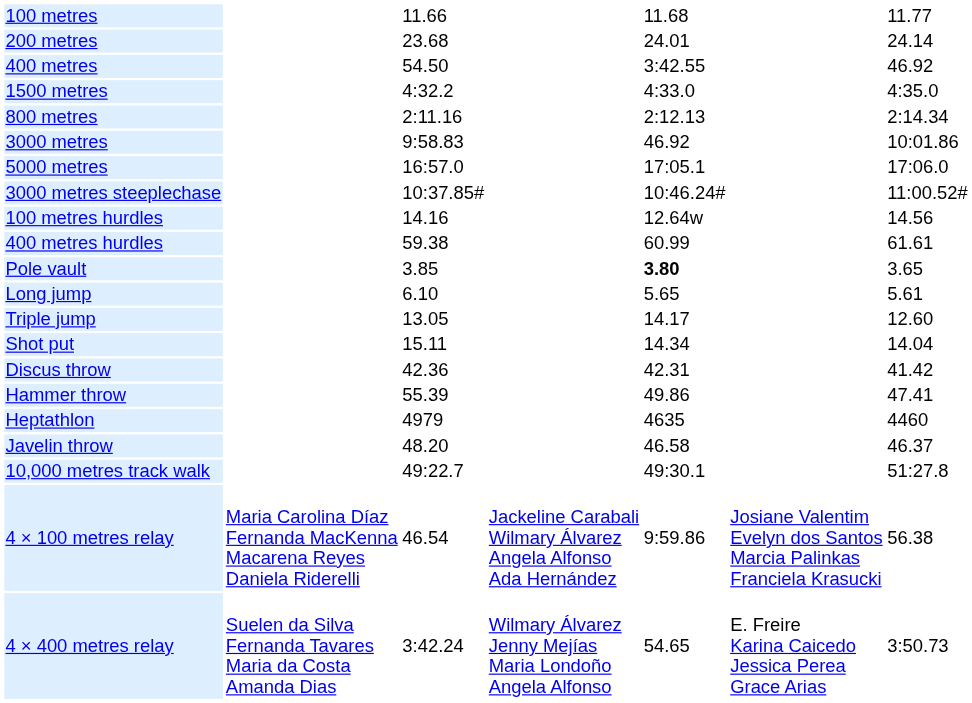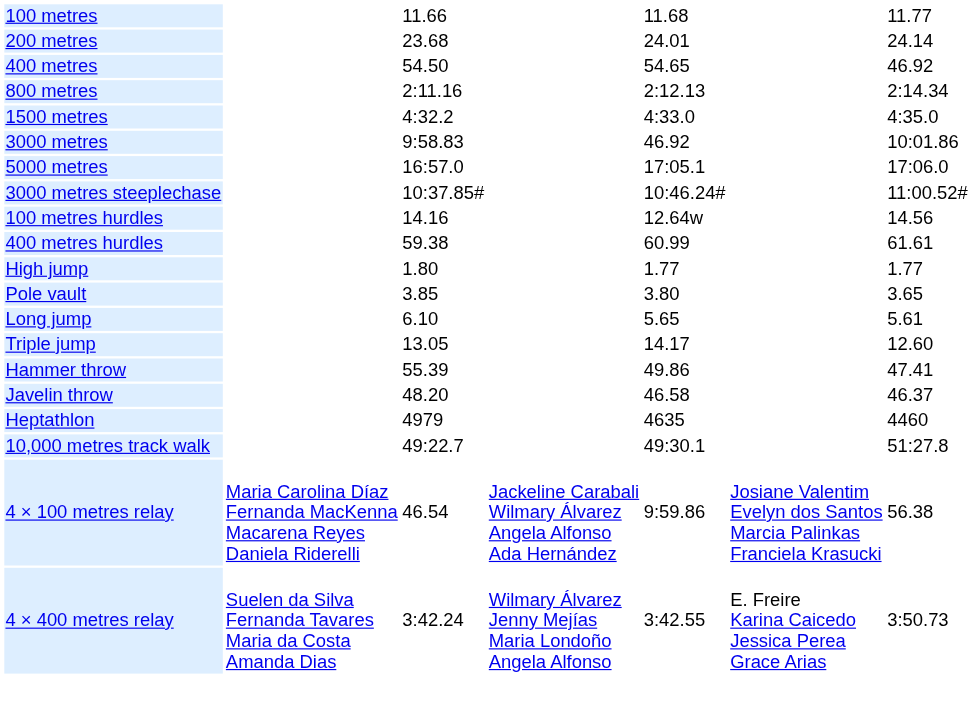(674, 66) 3:42.55 -> (667, 66) 54.65
rows swapped: (51, 116) <-> (57, 91)
+ row: (47, 268)
(662, 268) bold -> (662, 294) normal
- row: (40, 344)
- row: (58, 369)
rows swapped: (59, 445) <-> (50, 420)
(667, 645) 54.65 -> (674, 620) 3:42.55
